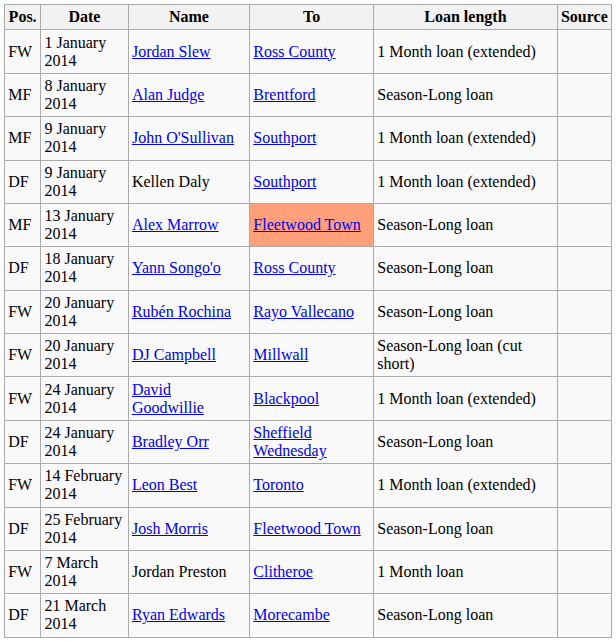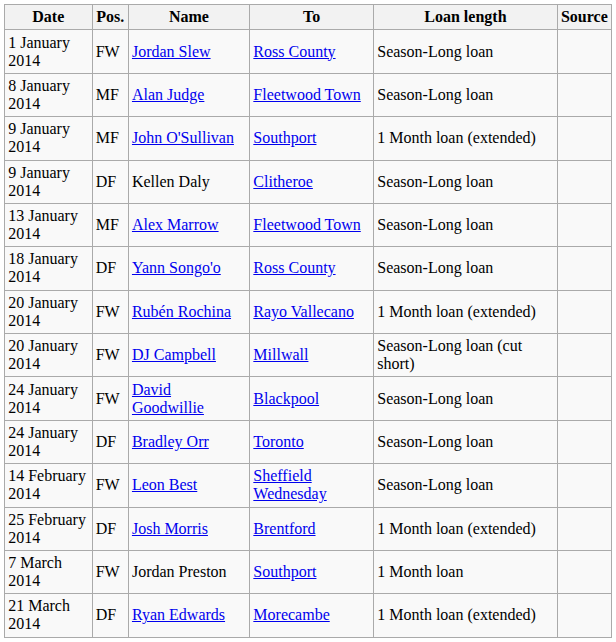columns swapped: (84, 17) <-> (23, 17)
(457, 51) 1 Month loan (extended) -> (435, 51) Season-Long loan
(284, 94) Brentford -> (307, 94) Fleetwood Town
(285, 181) Southport -> (283, 181) Clitheroe
(457, 181) 1 Month loan (extended) -> (435, 181) Season-Long loan
(307, 225) lightsalmon background -> (307, 225) no background
(435, 311) Season-Long loan -> (457, 311) 1 Month loan (extended)
(457, 398) 1 Month loan (extended) -> (435, 398) Season-Long loan
(290, 441) Sheffield Wednesday -> (279, 441) Toronto
(279, 485) Toronto -> (290, 485) Sheffield Wednesday
(457, 485) 1 Month loan (extended) -> (435, 485) Season-Long loan
(307, 528) Fleetwood Town -> (284, 528) Brentford
(435, 528) Season-Long loan -> (457, 528) 1 Month loan (extended)
(283, 572) Clitheroe -> (285, 572) Southport
(435, 615) Season-Long loan -> (457, 615) 1 Month loan (extended)
